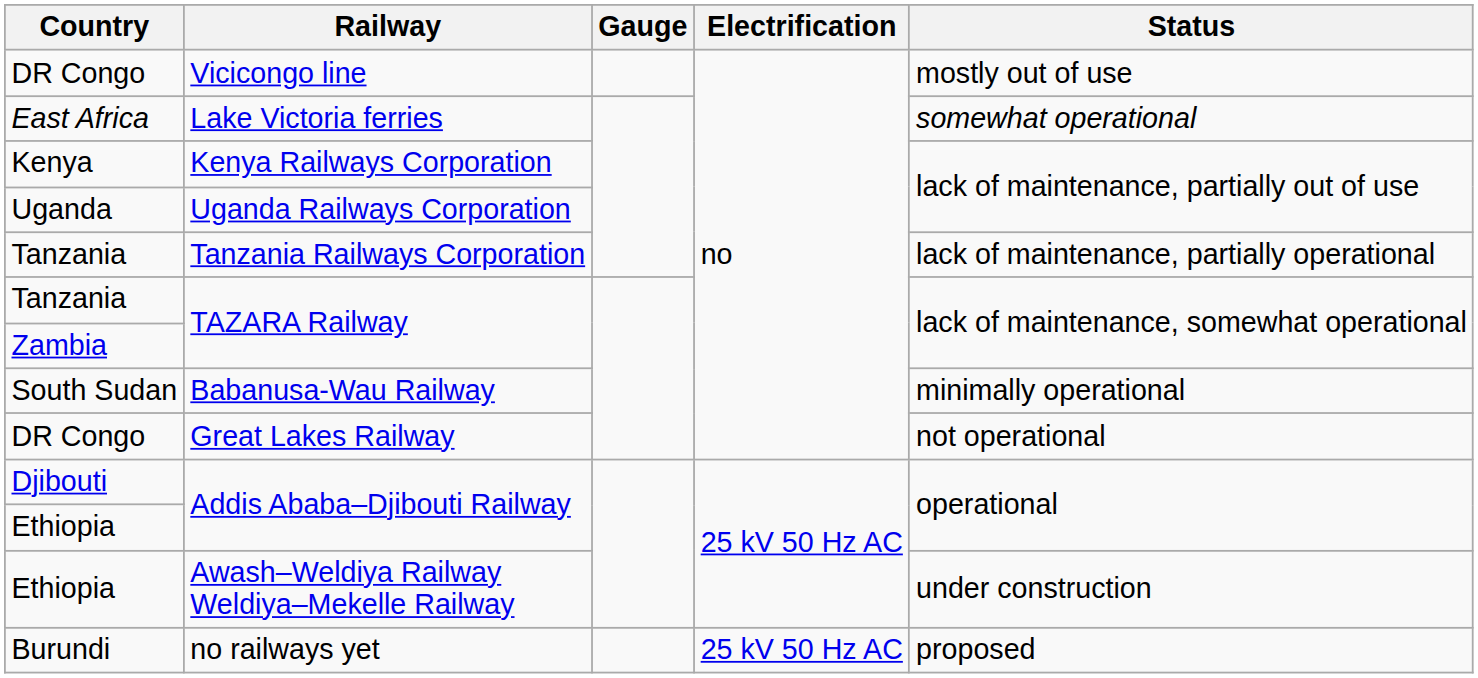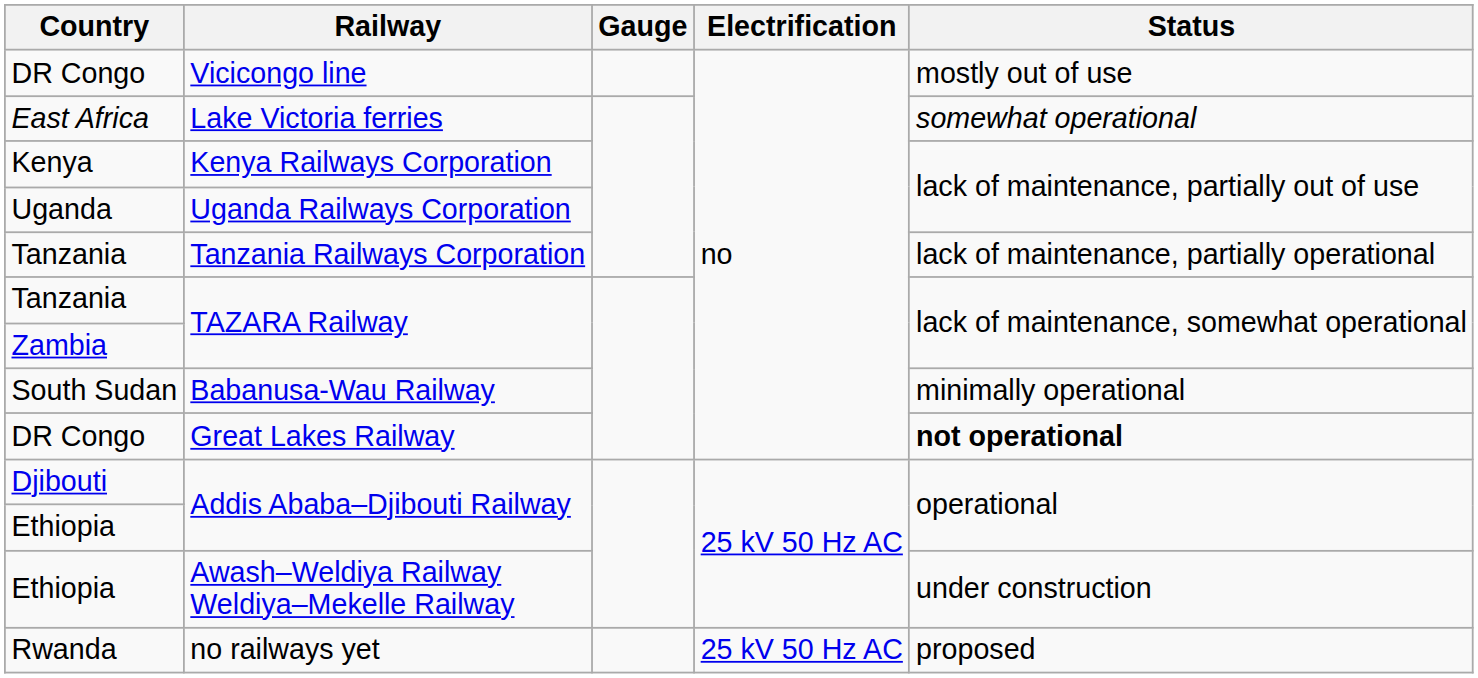(1011, 436) normal -> (1019, 436) bold
- row: (61, 649)
+ row: (64, 649)
